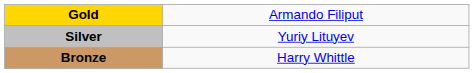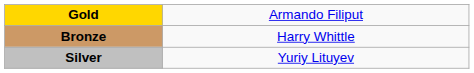rows swapped: (84, 36) <-> (84, 57)
